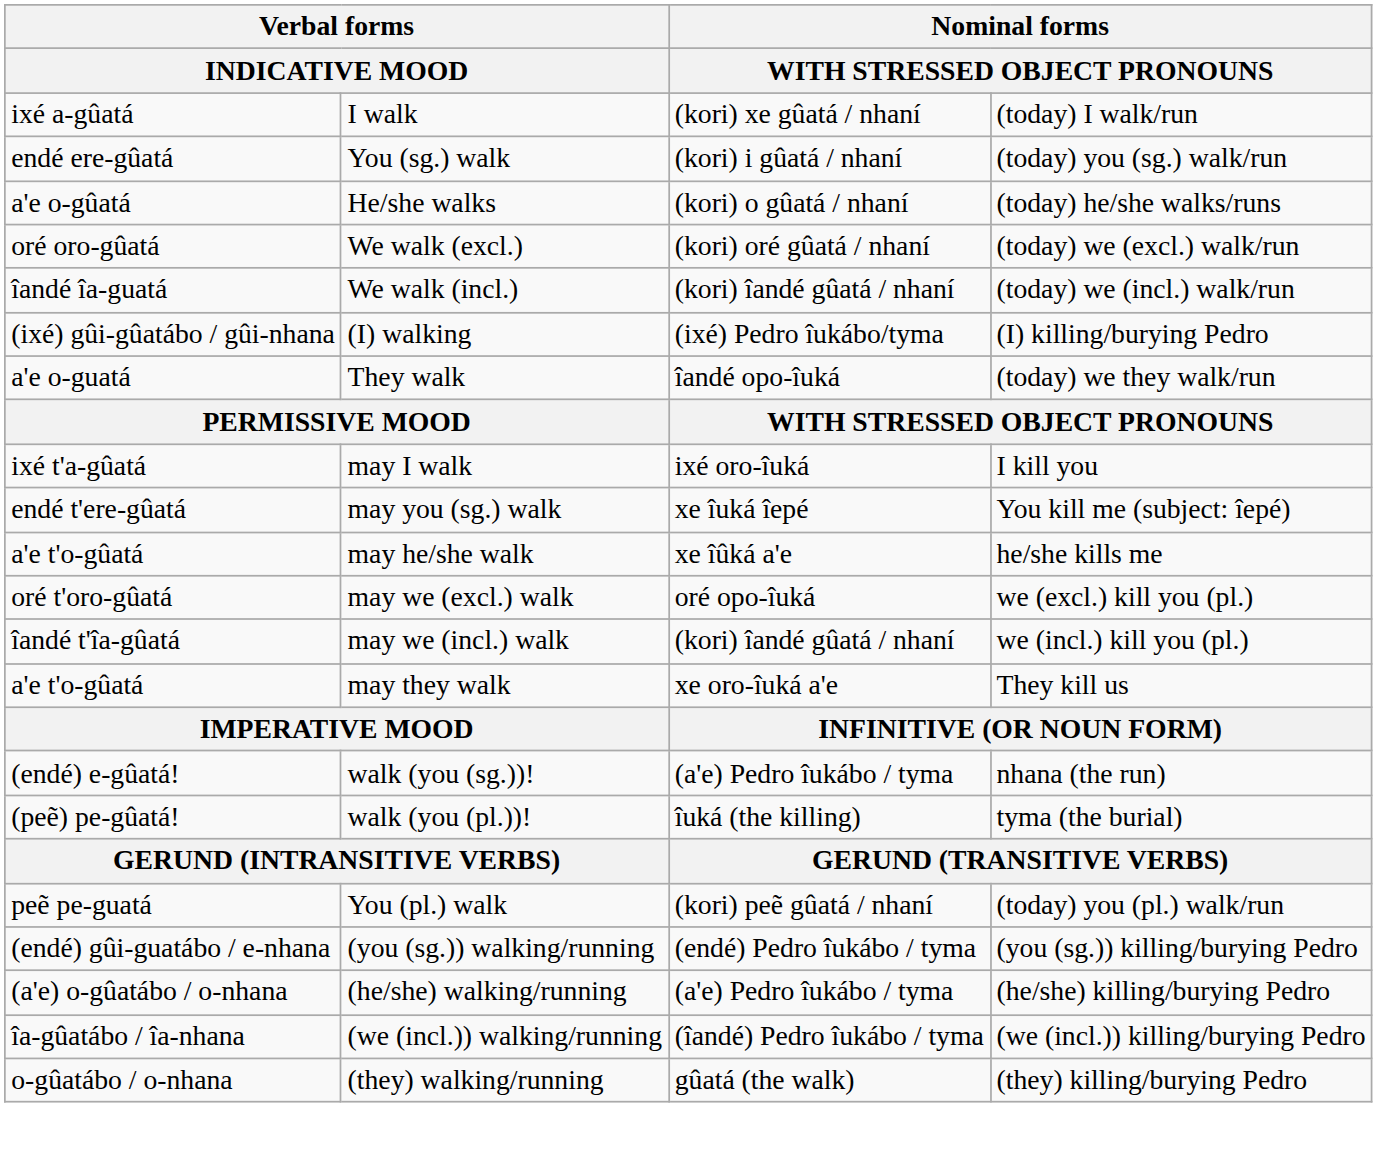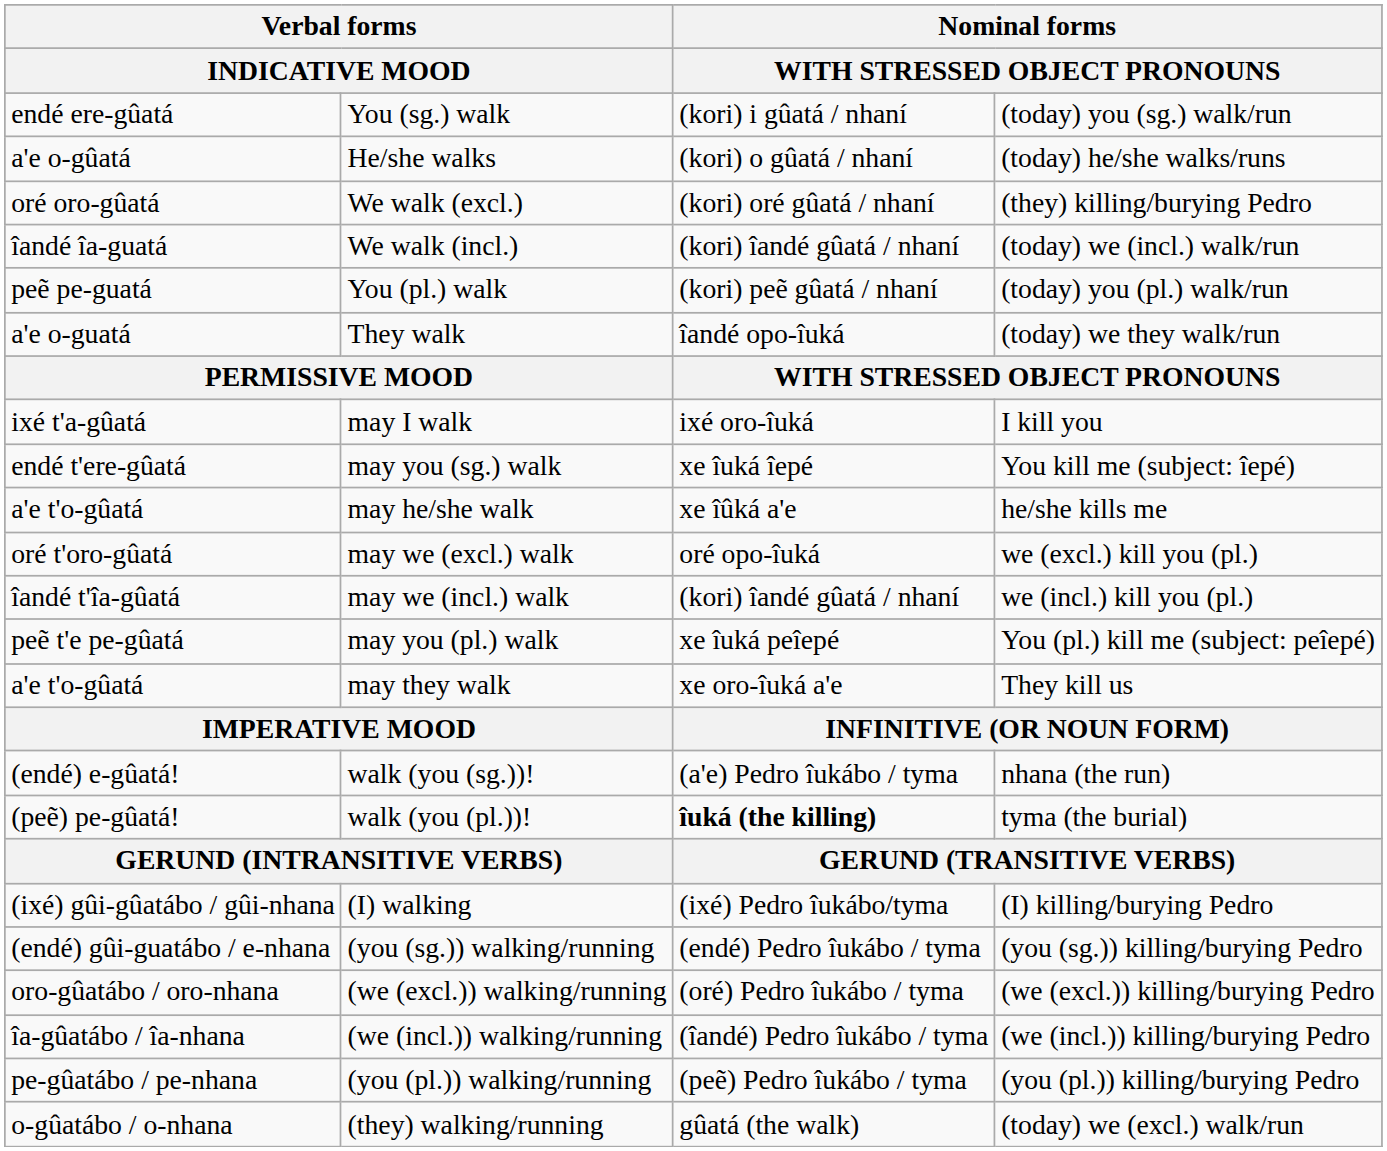- row: (383, 114)
(1148, 245) (today) we (excl.) walk/run -> (1156, 202) (they) killing/burying Pedro
rows swapped: (427, 904) <-> (409, 333)
+ row: (453, 641)
(768, 816) normal -> (778, 816) bold
- row: (487, 992)
+ row: (507, 992)
+ row: (499, 1080)
(1152, 1080) (they) killing/burying Pedro -> (1153, 1123) (today) we (excl.) walk/run
